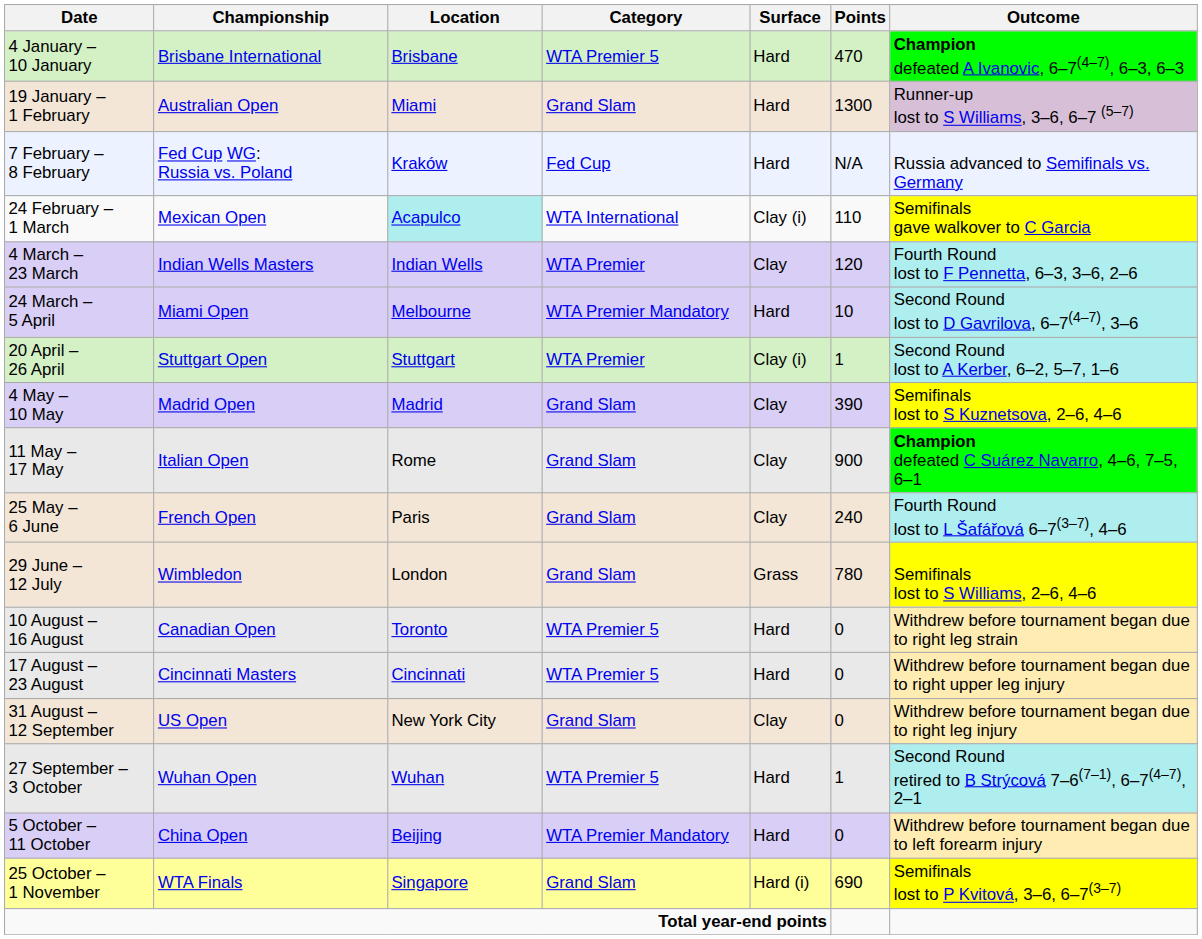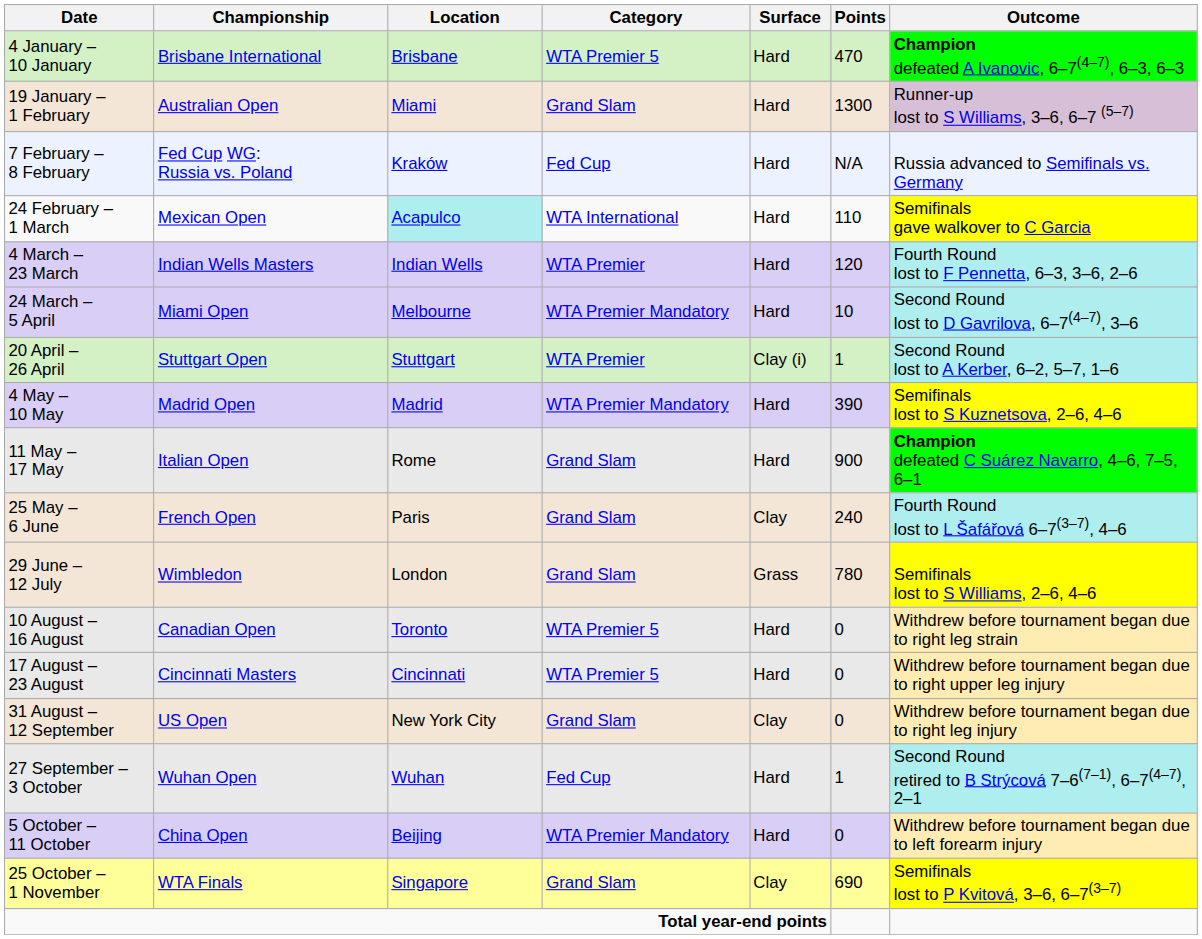(780, 218) Clay (i) -> (772, 218) Hard
(770, 264) Clay -> (772, 264) Hard
(591, 405) Grand Slam -> (637, 405) WTA Premier Mandatory
(770, 405) Clay -> (772, 405) Hard
(770, 460) Clay -> (772, 460) Hard
(602, 778) WTA Premier 5 -> (578, 778) Fed Cup
(781, 883) Hard (i) -> (770, 883) Clay
